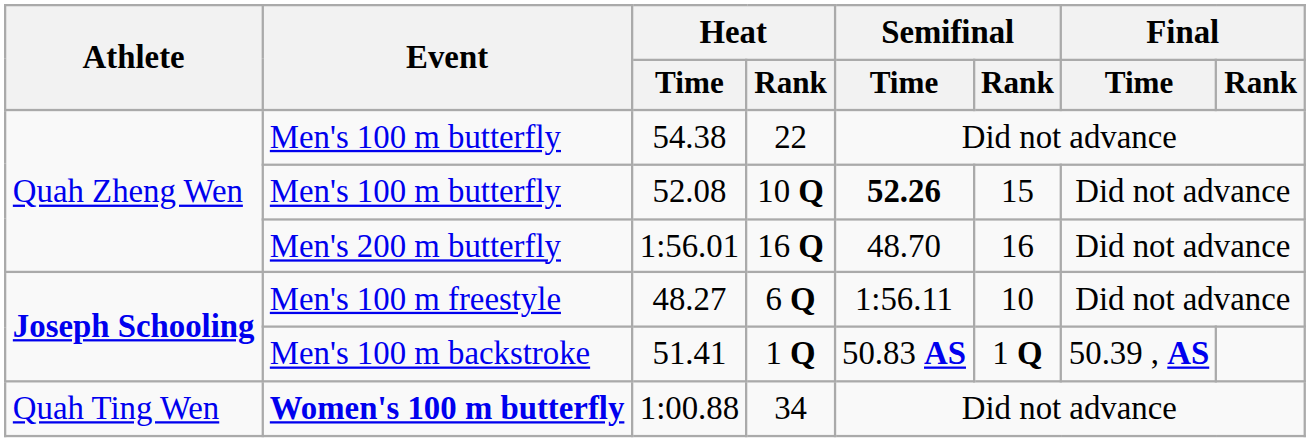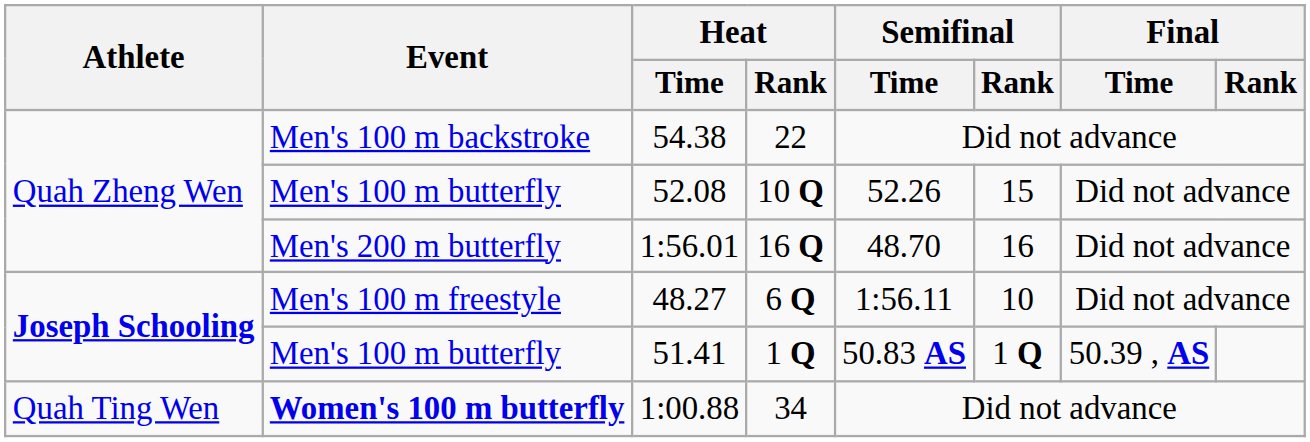(415, 137) Men's 100 m butterfly -> (430, 137) Men's 100 m backstroke
(904, 191) bold -> (904, 191) normal
(430, 353) Men's 100 m backstroke -> (415, 353) Men's 100 m butterfly
